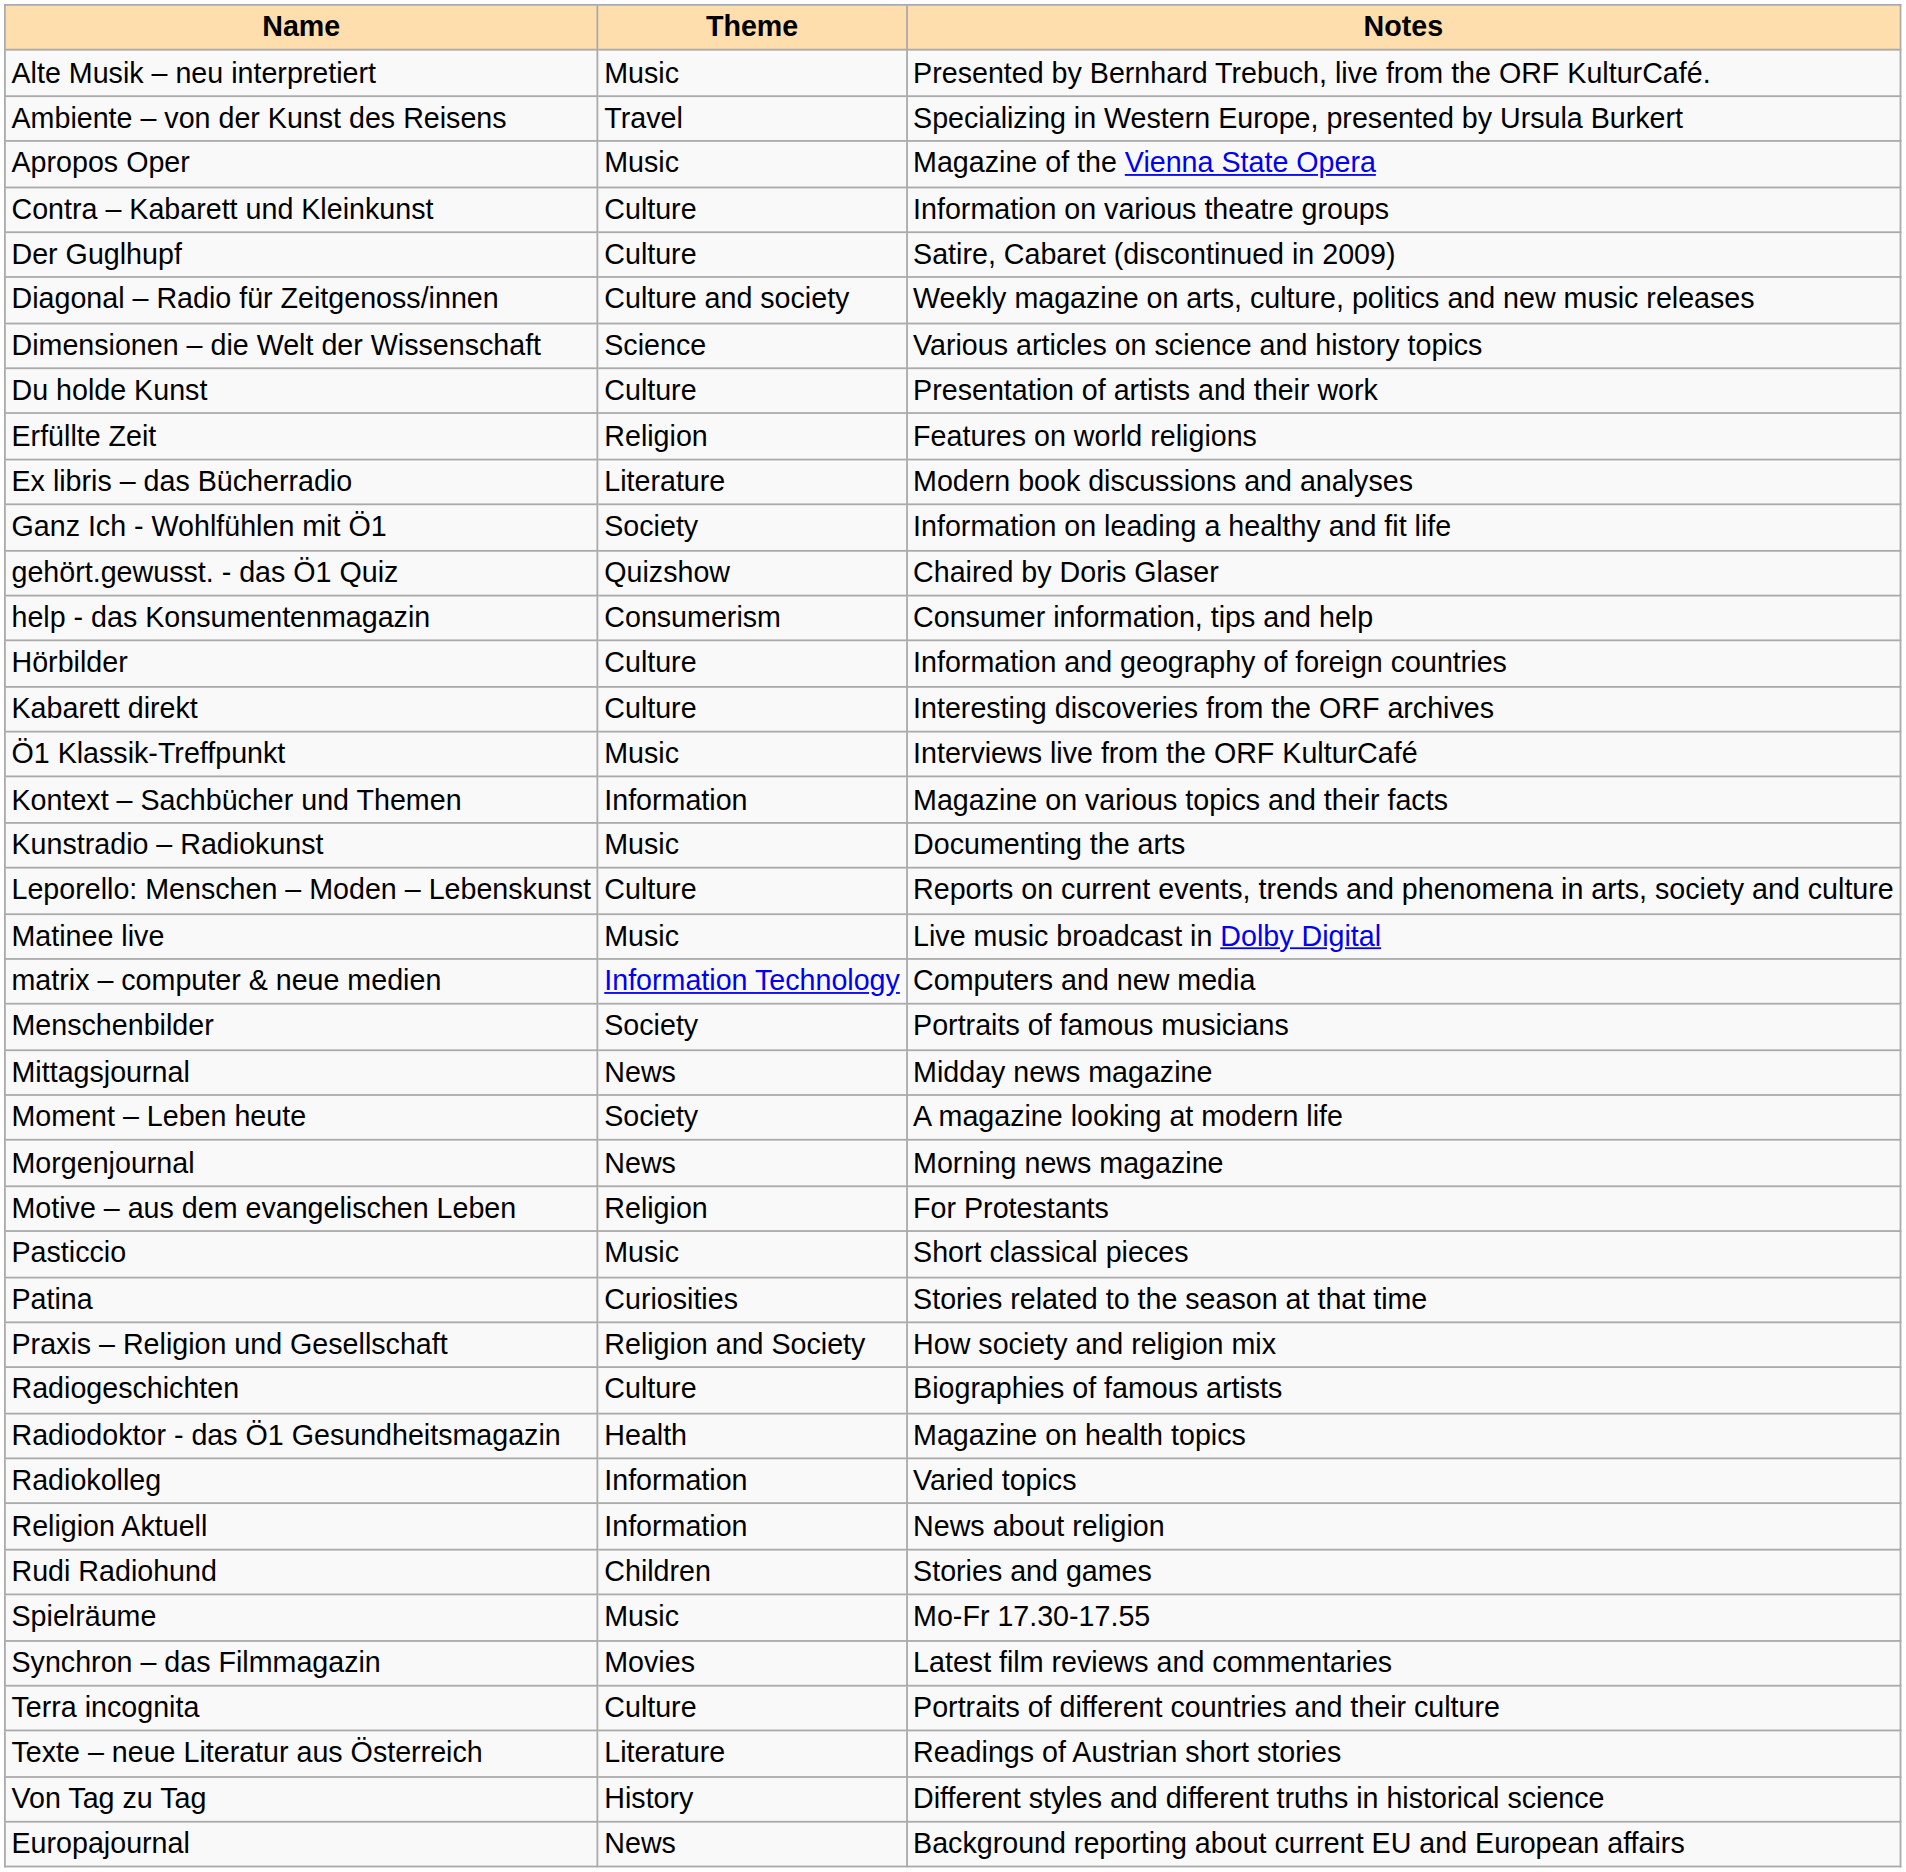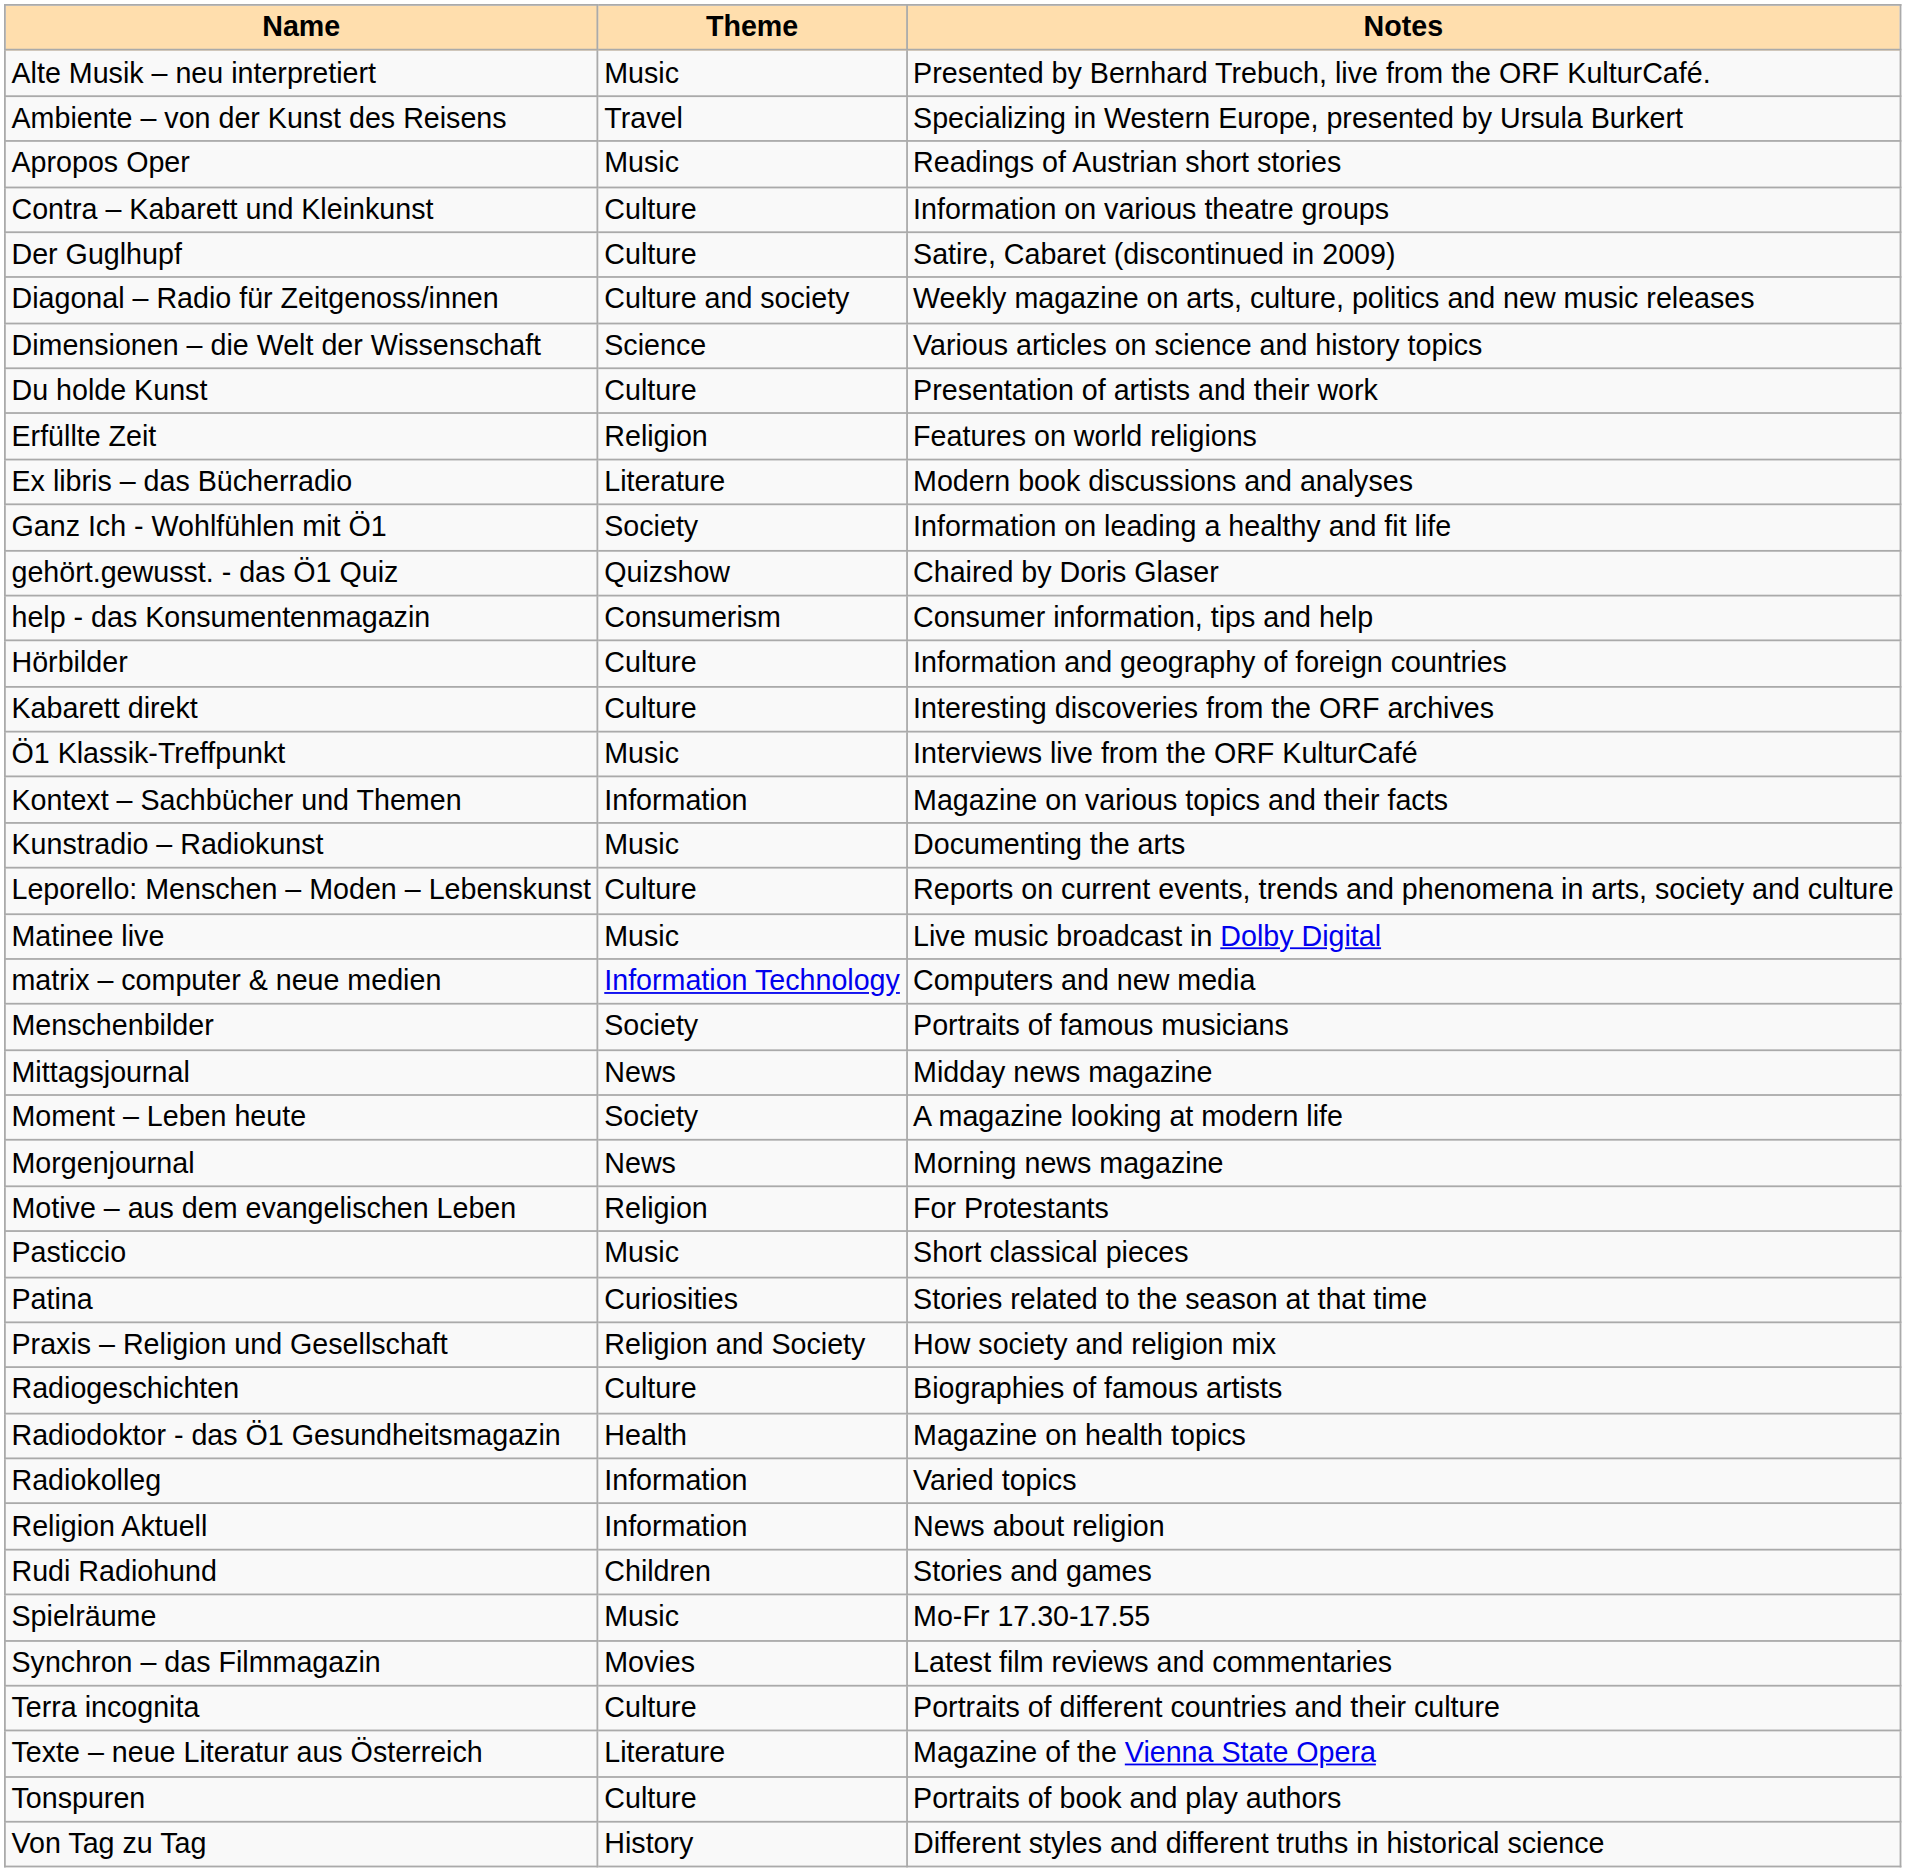(1144, 163) Magazine of the Vienna State Opera -> (1127, 163) Readings of Austrian short stories
(1127, 1753) Readings of Austrian short stories -> (1144, 1753) Magazine of the Vienna State Opera
+ row: (78, 1798)
- row: (101, 1844)
